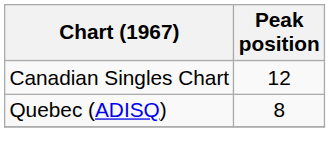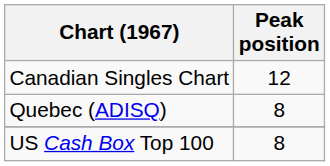+ row: (112, 143)
